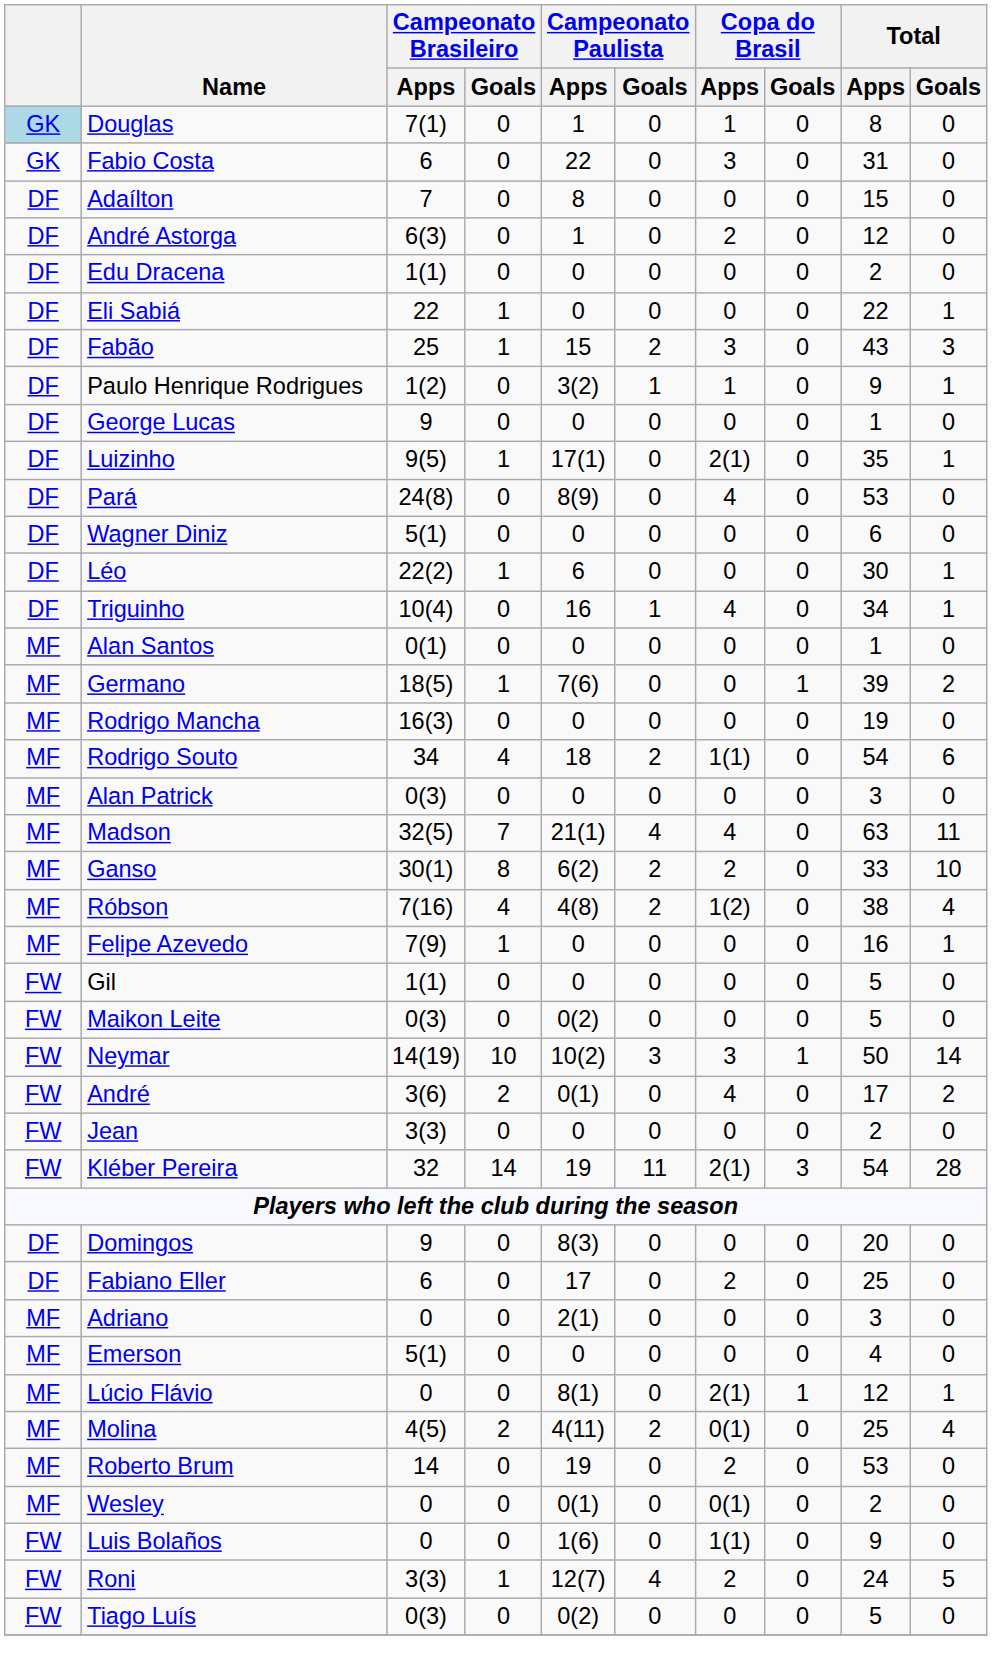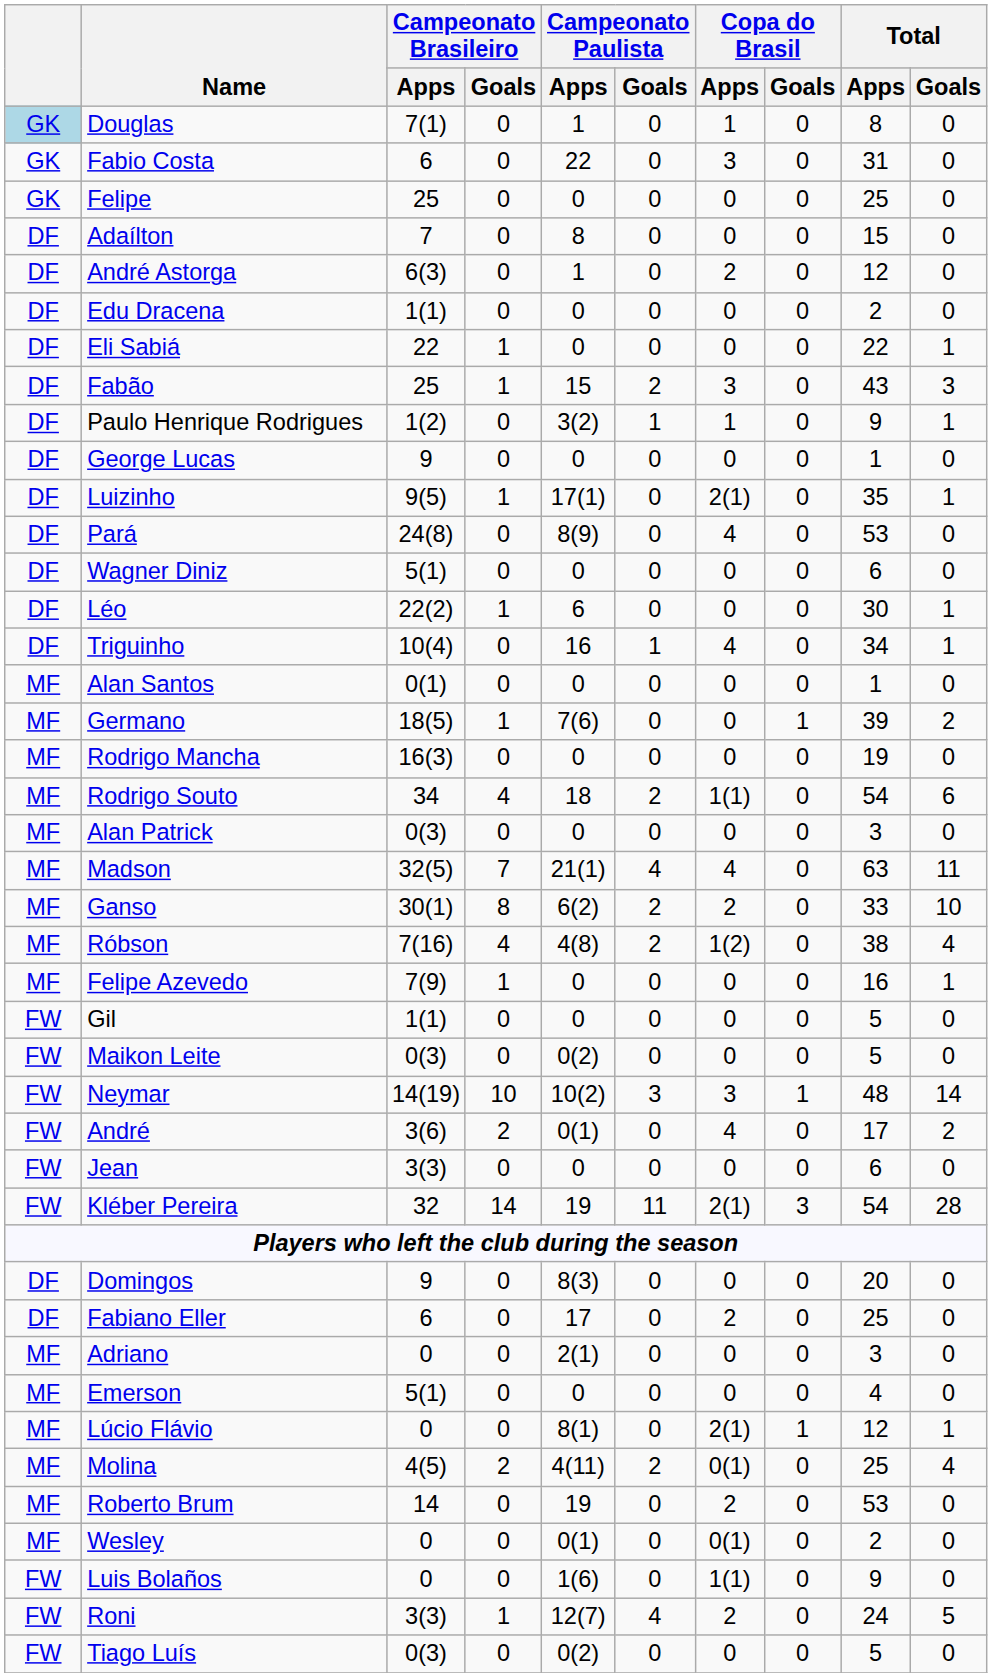+ row: (119, 198)
(876, 1056) 50 -> (876, 1094) 48
(876, 1131) 2 -> (876, 1168) 6
